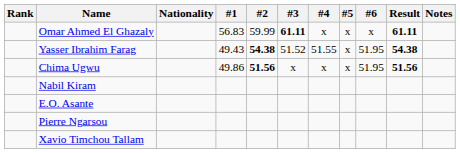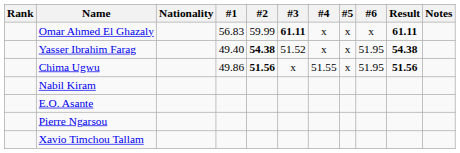(231, 49) 49.43 -> (231, 49) 49.40
(324, 49) 51.55 -> (324, 49) x
(324, 67) x -> (324, 67) 51.55
